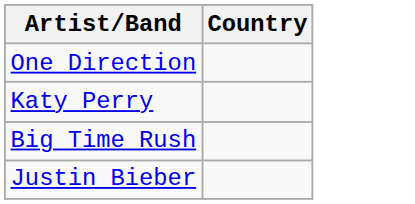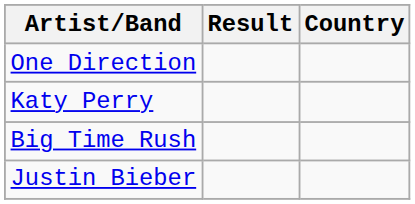+ column: (250, 24)
